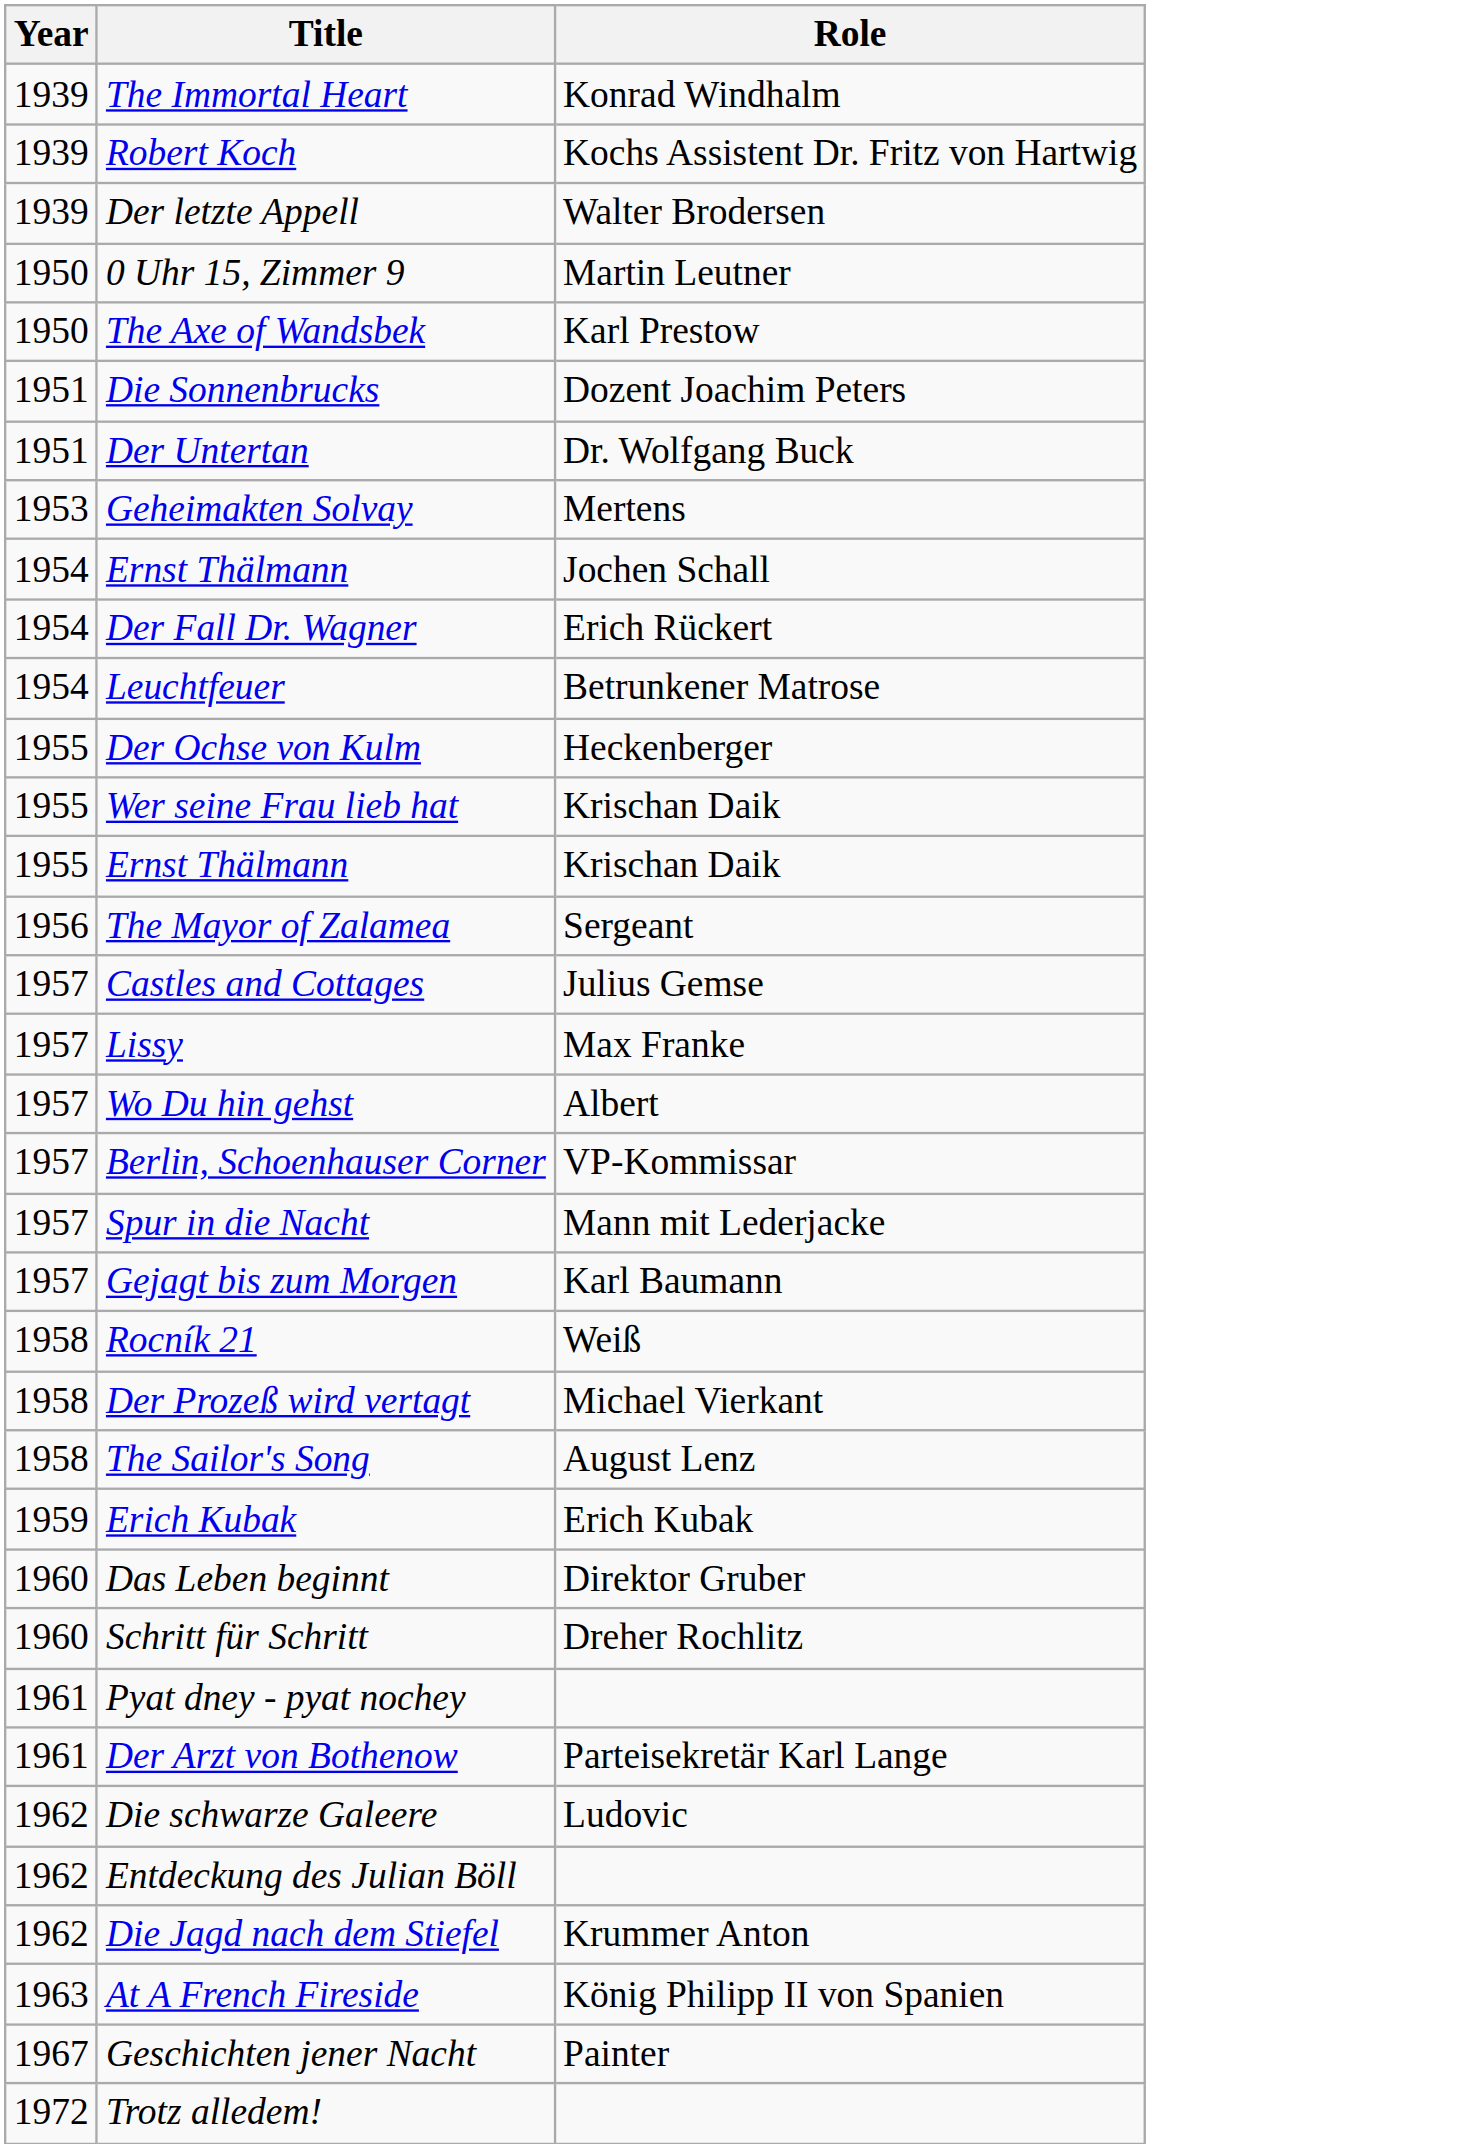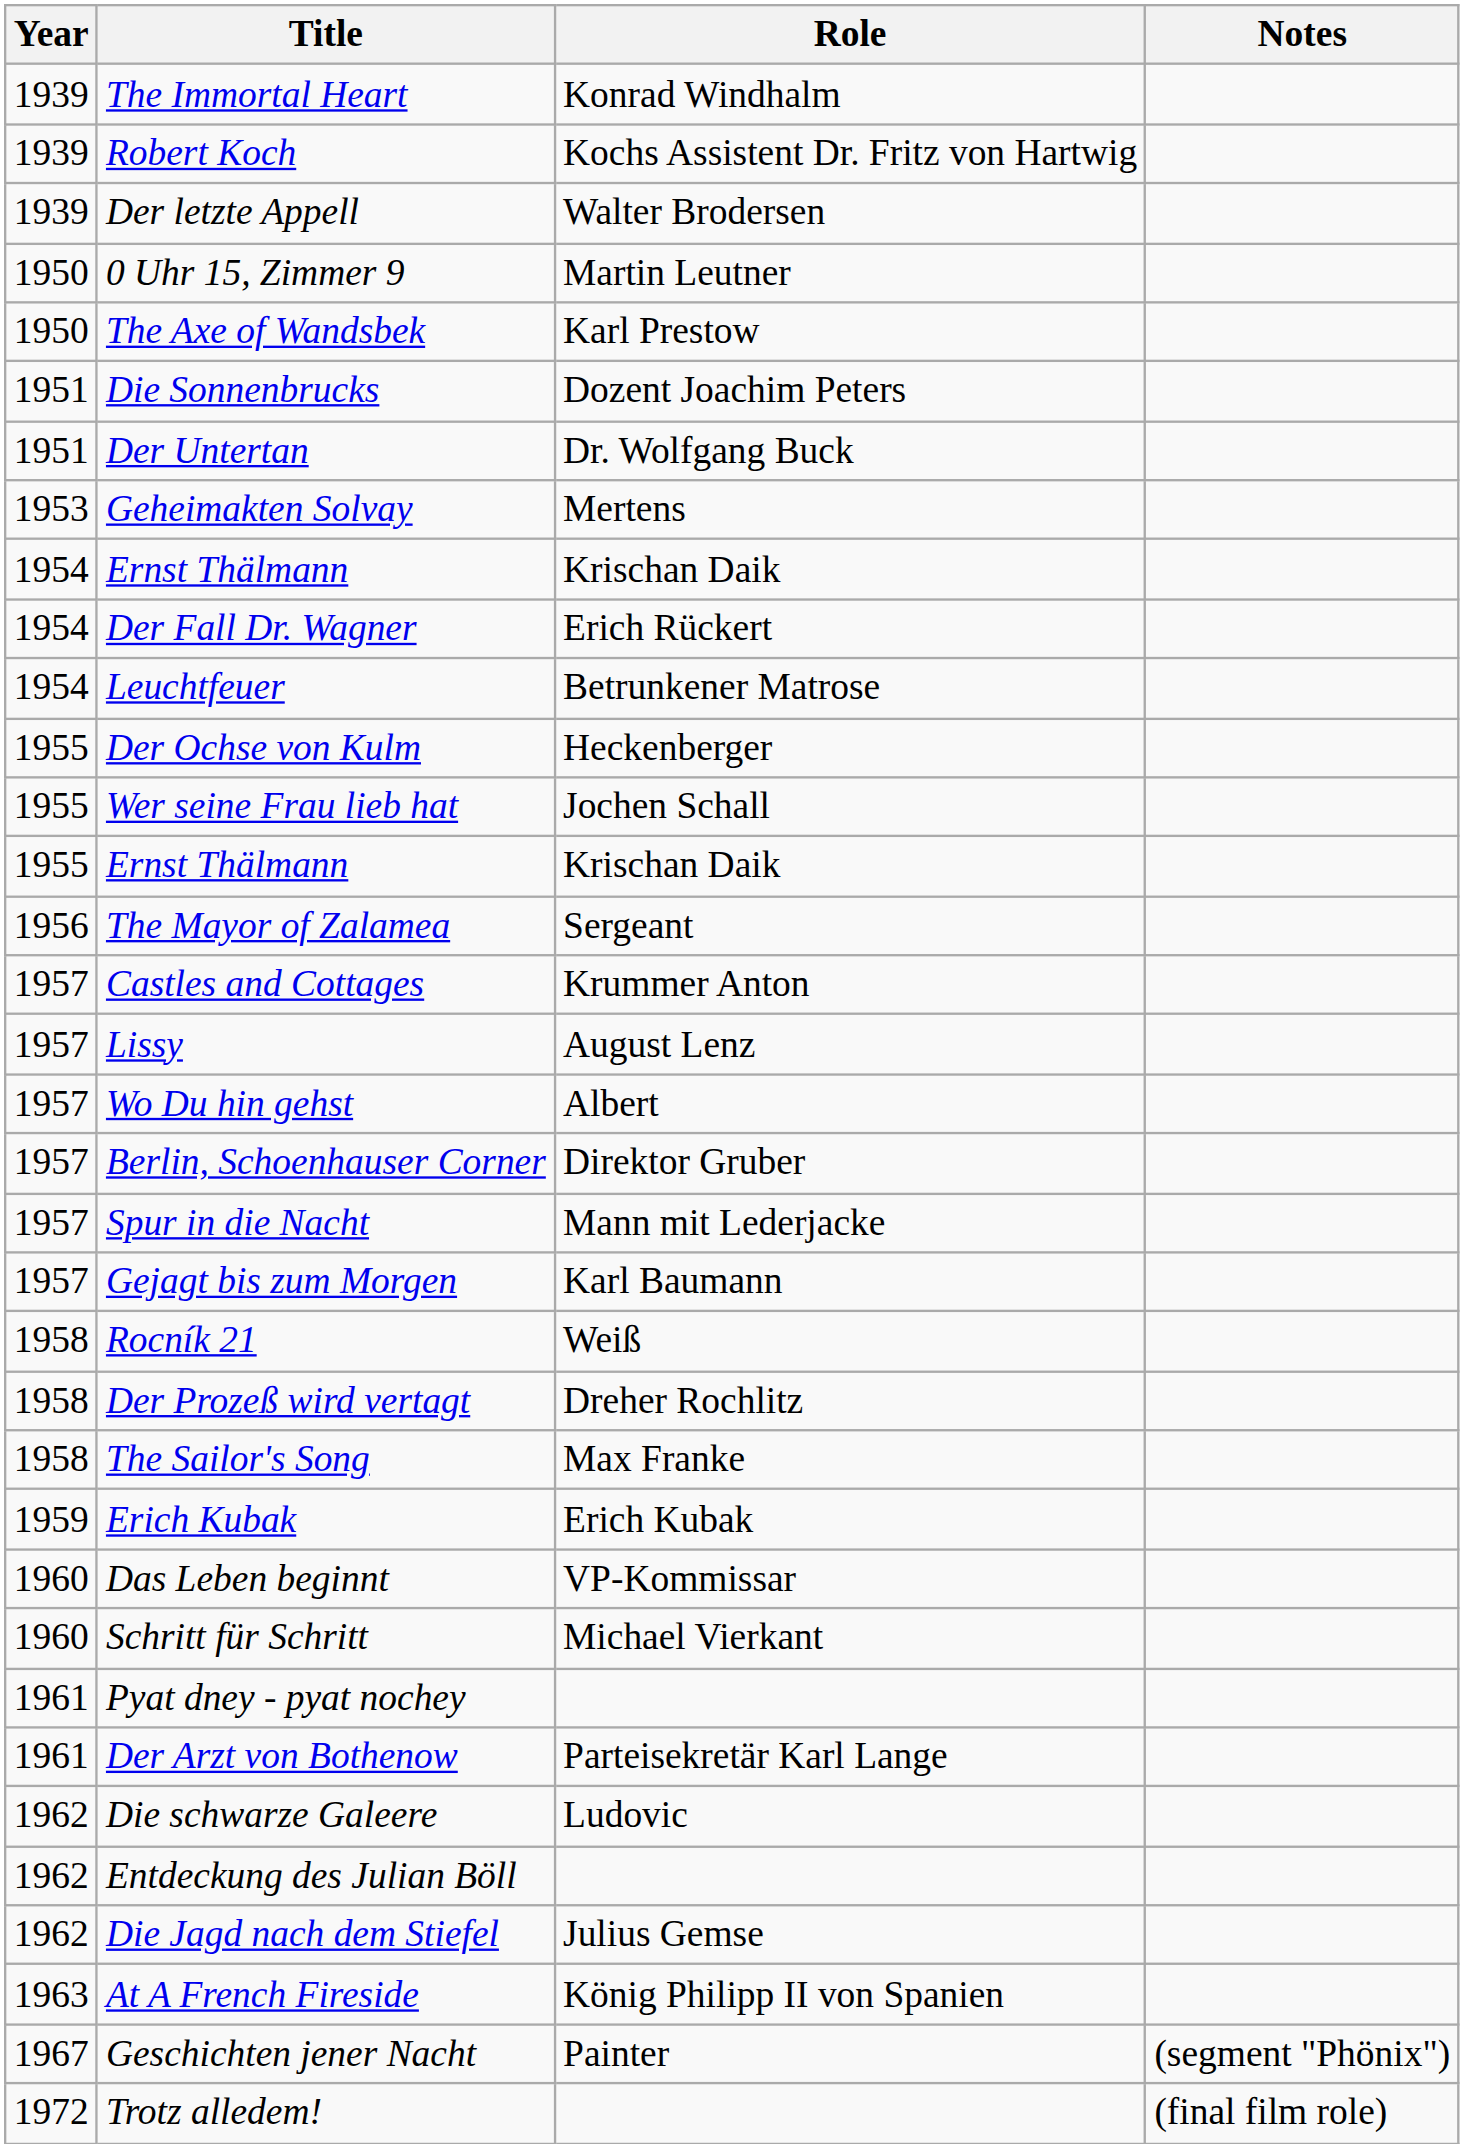+ column: (1302, 34)
(667, 568) Jochen Schall -> (672, 568) Krischan Daik
(672, 806) Krischan Daik -> (667, 806) Jochen Schall
(663, 984) Julius Gemse -> (686, 984) Krummer Anton
(654, 1043) Max Franke -> (659, 1043) August Lenz
(680, 1162) VP-Kommissar -> (684, 1162) Direktor Gruber
(693, 1399) Michael Vierkant -> (683, 1399) Dreher Rochlitz
(659, 1459) August Lenz -> (654, 1459) Max Franke
(684, 1578) Direktor Gruber -> (680, 1578) VP-Kommissar
(683, 1637) Dreher Rochlitz -> (693, 1637) Michael Vierkant
(686, 1934) Krummer Anton -> (663, 1934) Julius Gemse
